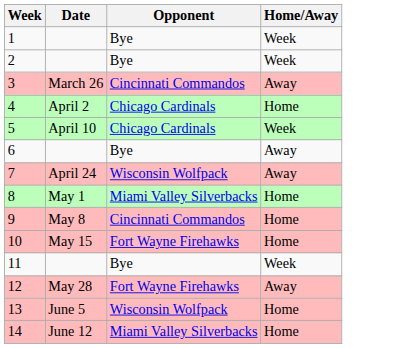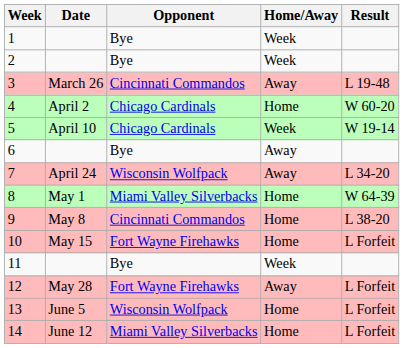+ column: (370, 15)
